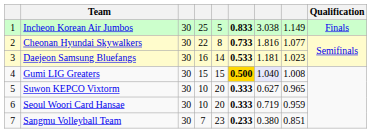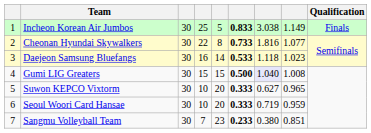(268, 58) 1.181 -> (268, 58) 1.118
(241, 74) gold background -> (241, 74) no background
